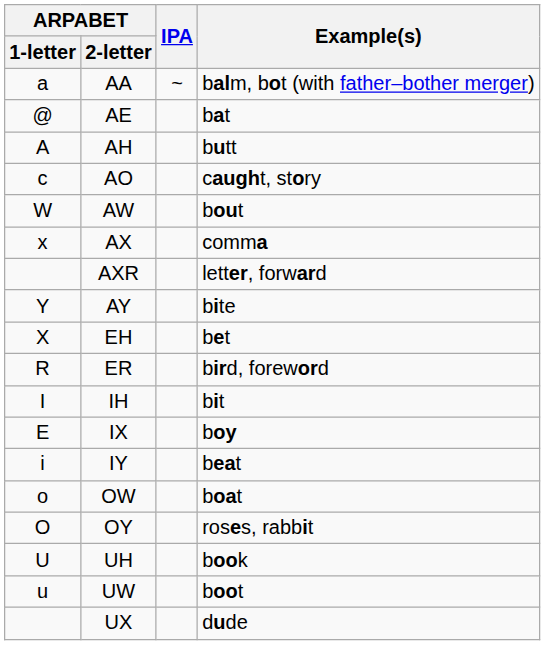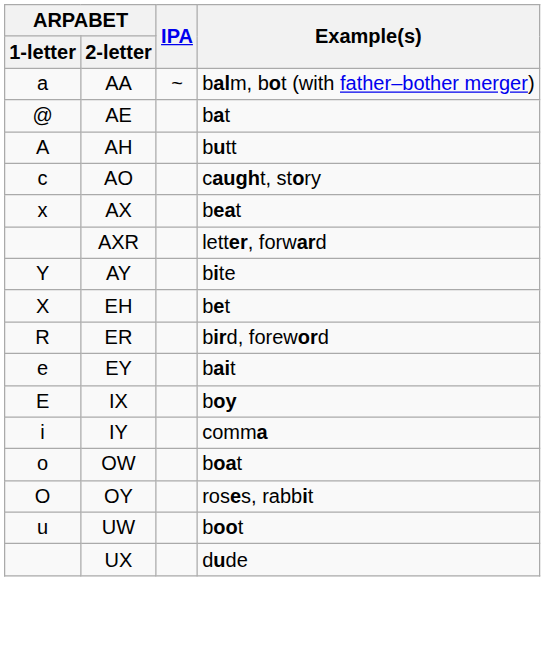- row: (118, 210)
(235, 242) comma -> (222, 210) beat
+ row: (118, 369)
- row: (118, 400)
(222, 464) beat -> (235, 432) comma
- row: (119, 559)
